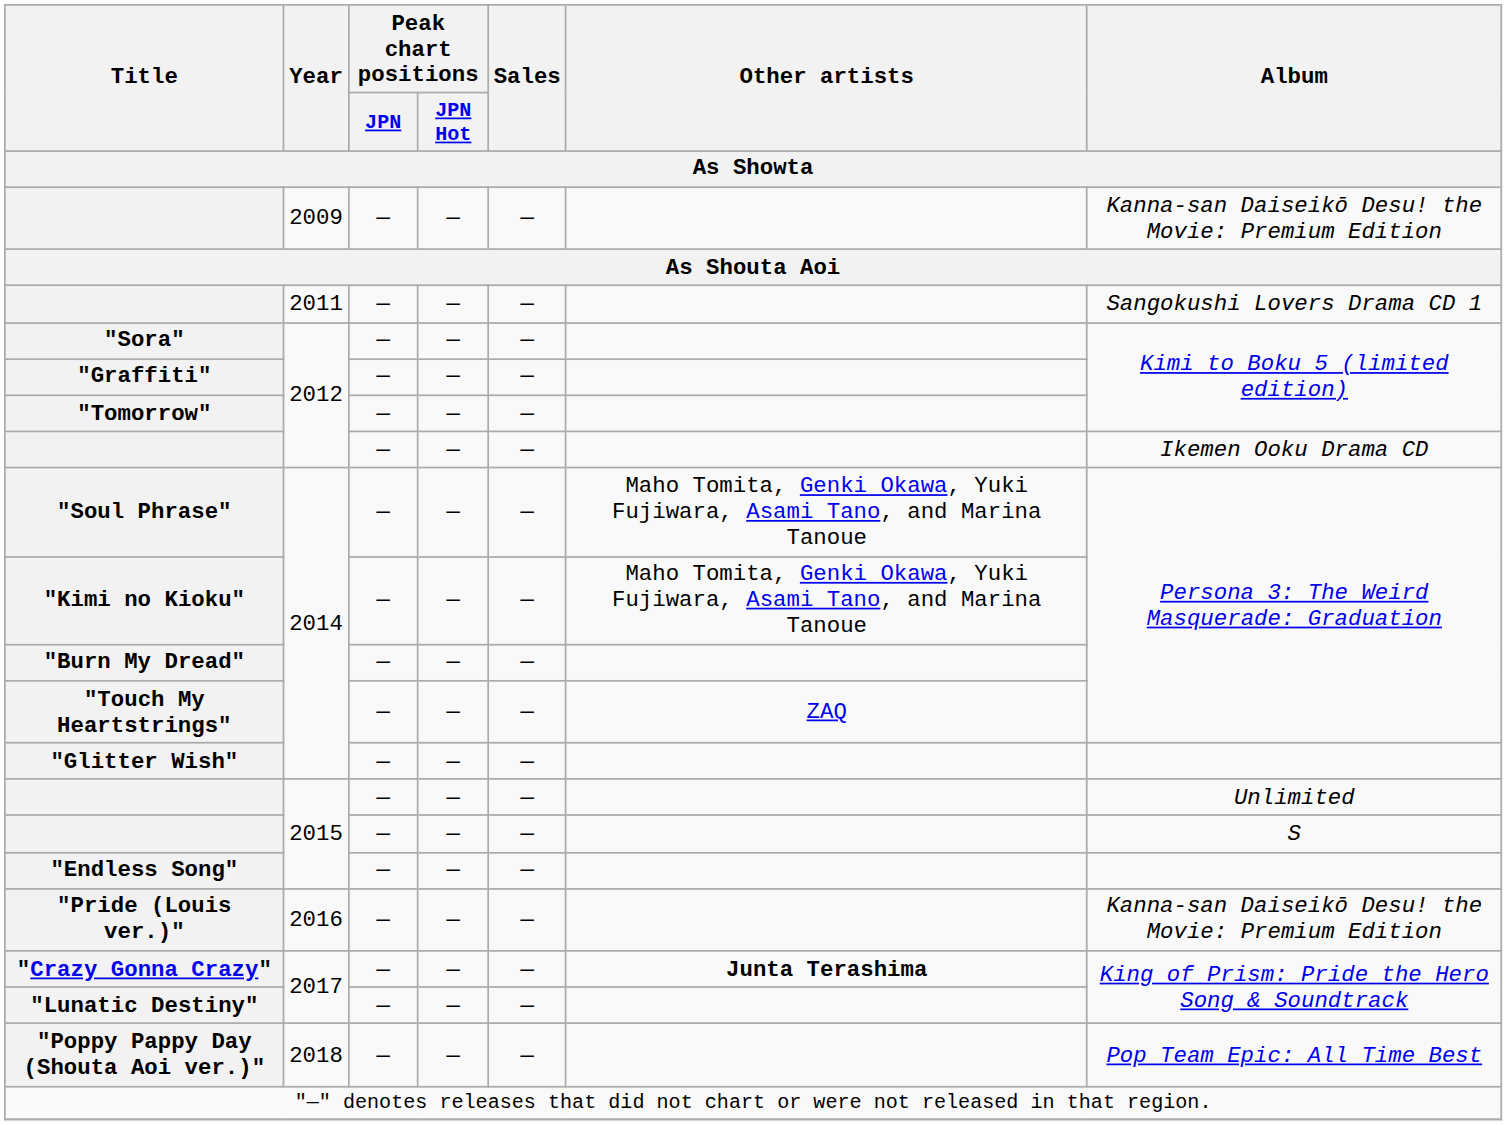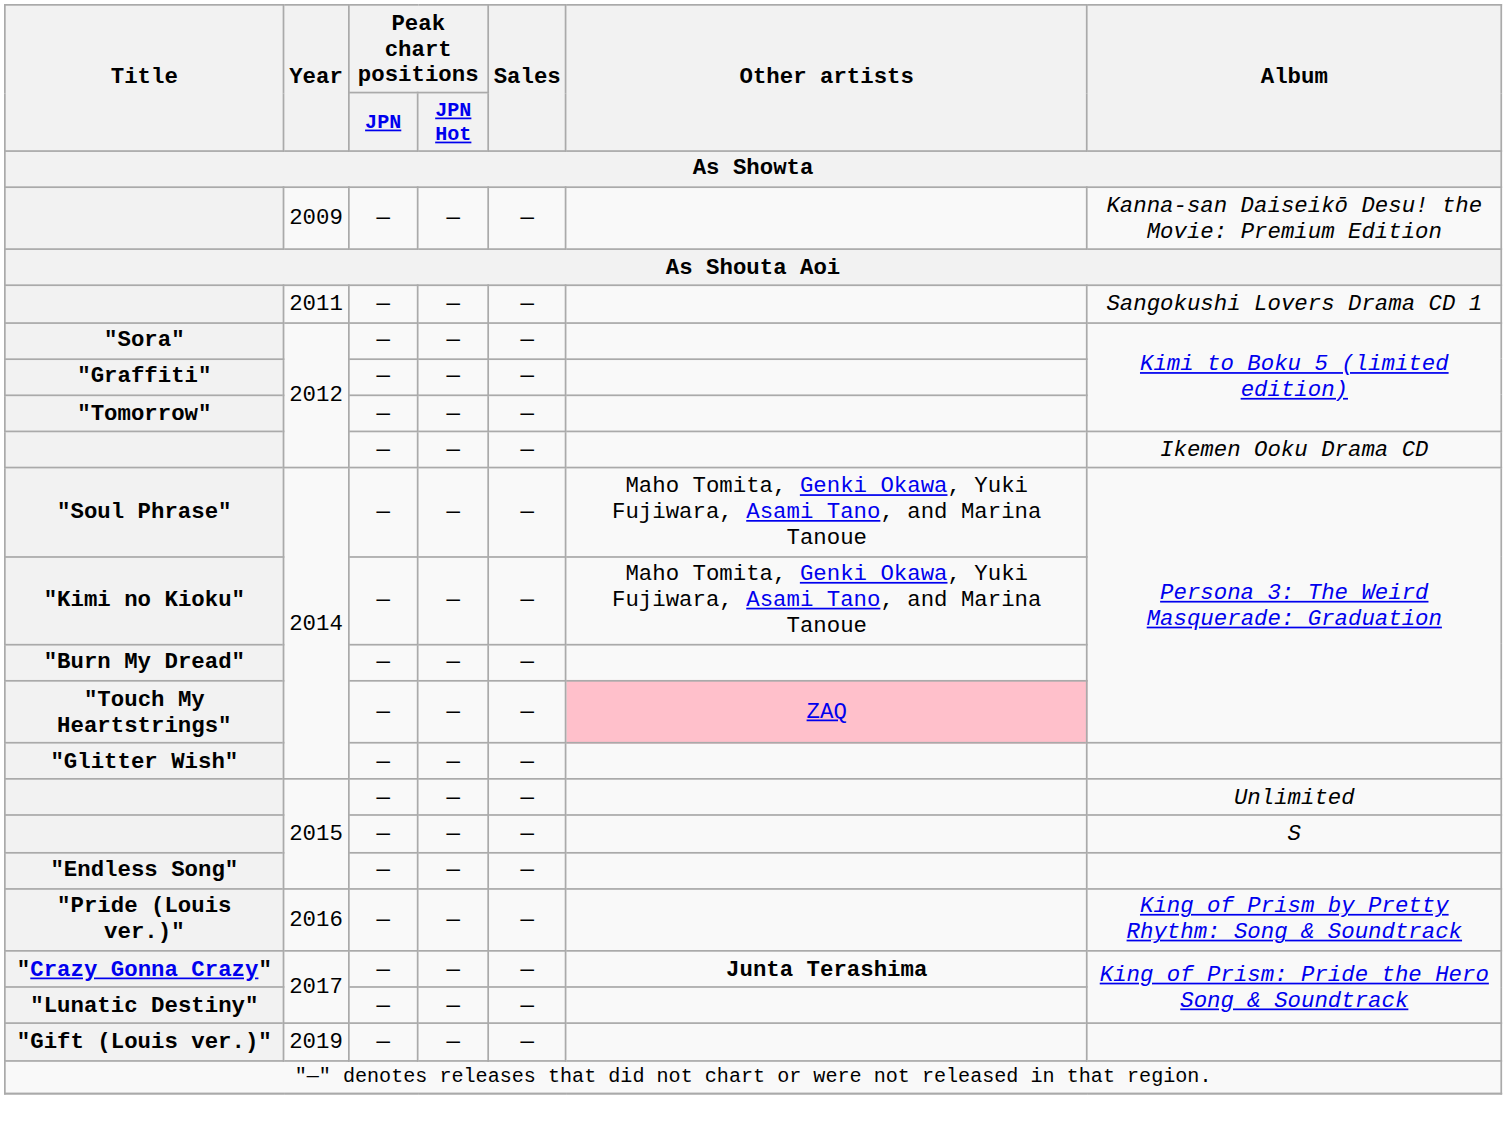(827, 712) no background -> (827, 712) pink background
(1294, 920) Kanna-san Daiseikō Desu! the Movie: Premium Edition -> (1294, 920) King of Prism by Pretty Rhythm: Song & Soundtrack
- row: (144, 1055)
+ row: (144, 1042)
